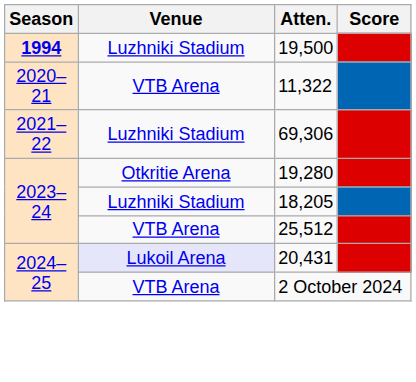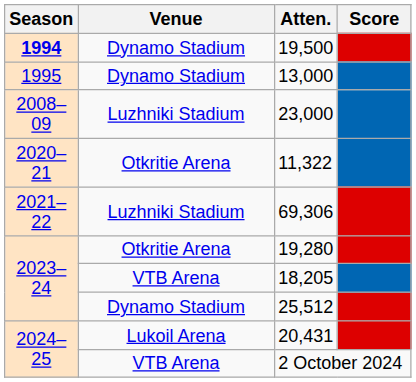(176, 48) Luzhniki Stadium -> (176, 48) Dynamo Stadium
+ row: (306, 76)
+ row: (306, 115)
(176, 86) VTB Arena -> (176, 163) Otkritie Arena
(176, 201) Luzhniki Stadium -> (176, 278) VTB Arena
(176, 230) VTB Arena -> (176, 307) Dynamo Stadium
(176, 258) lavender background -> (176, 335) no background
